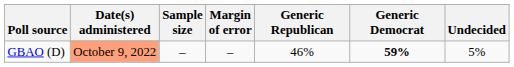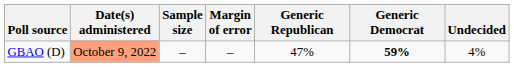(302, 51) 46% -> (302, 51) 47%
(477, 51) 5% -> (477, 51) 4%
